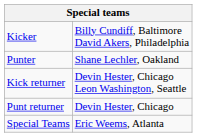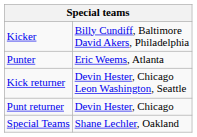(127, 59) Shane Lechler, Oakland -> (119, 59) Eric Weems, Atlanta
(119, 123) Eric Weems, Atlanta -> (127, 123) Shane Lechler, Oakland
